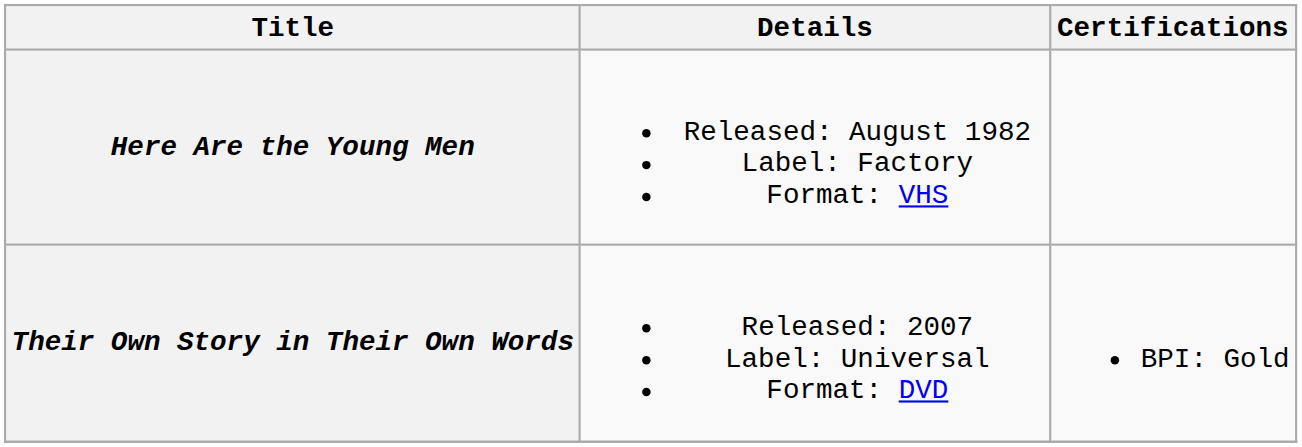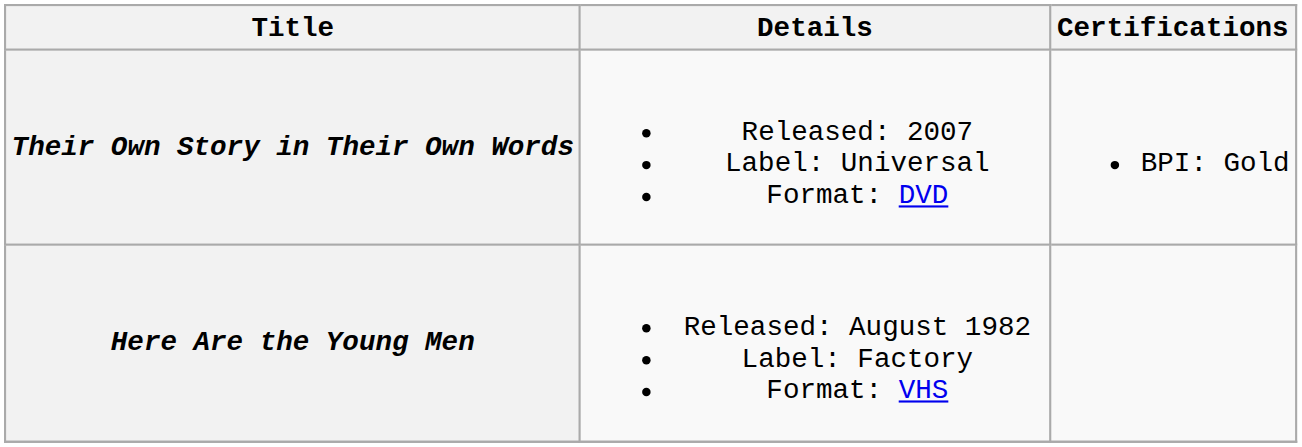rows swapped: (293, 148) <-> (293, 343)
